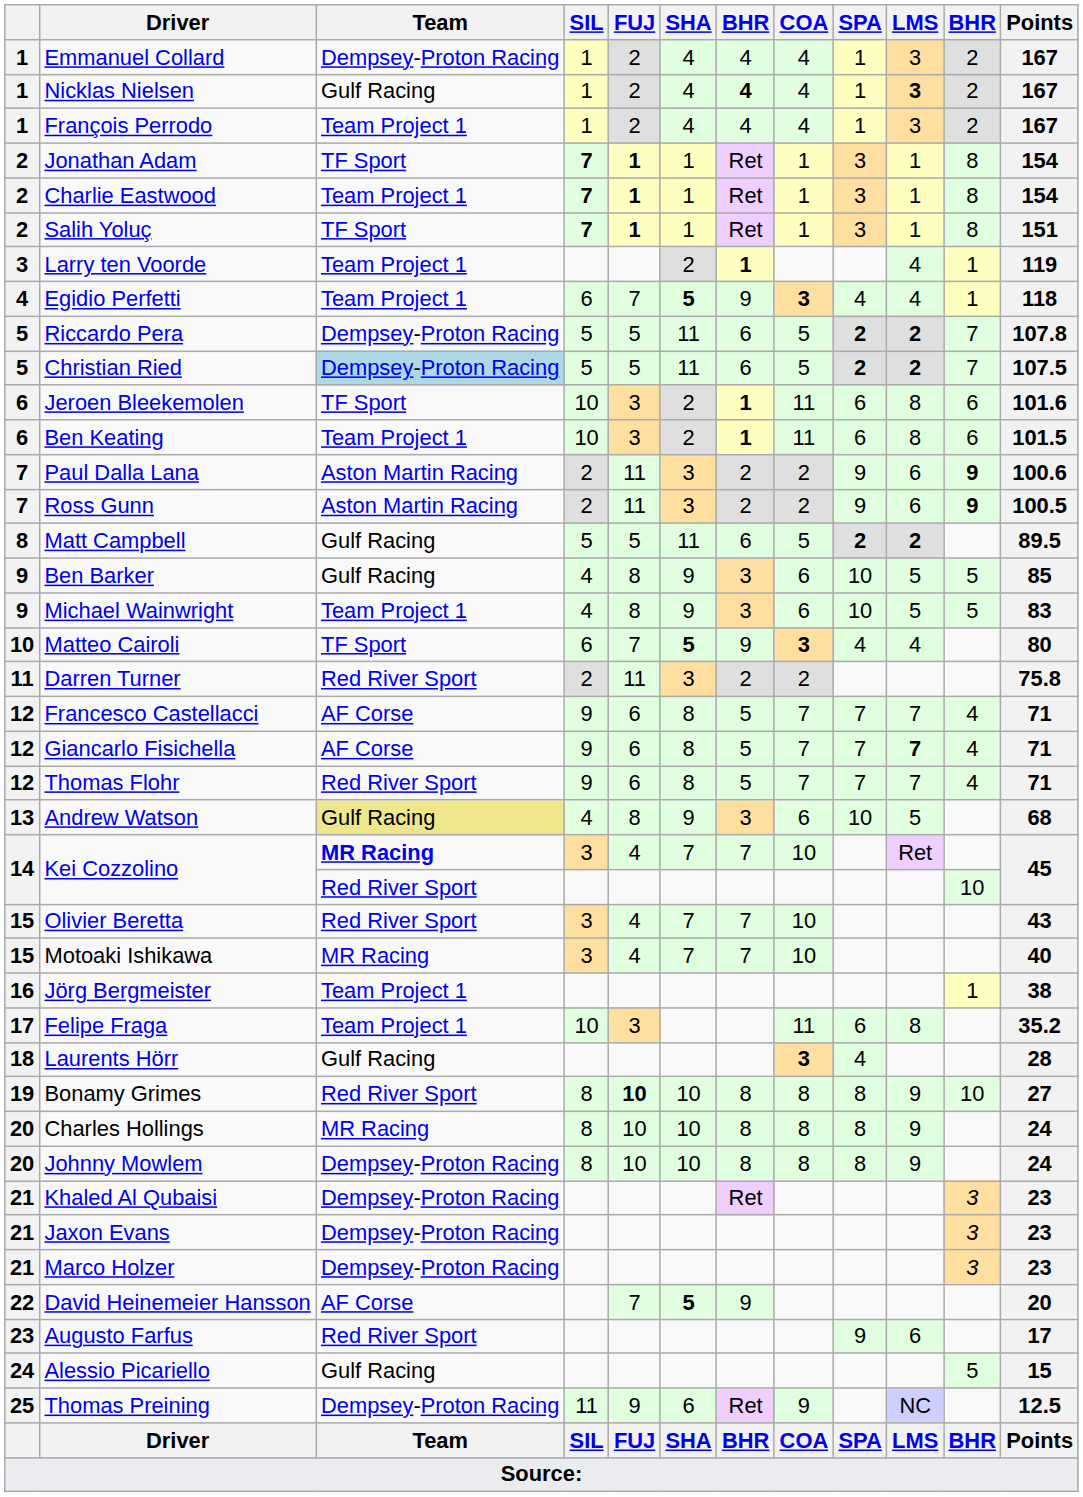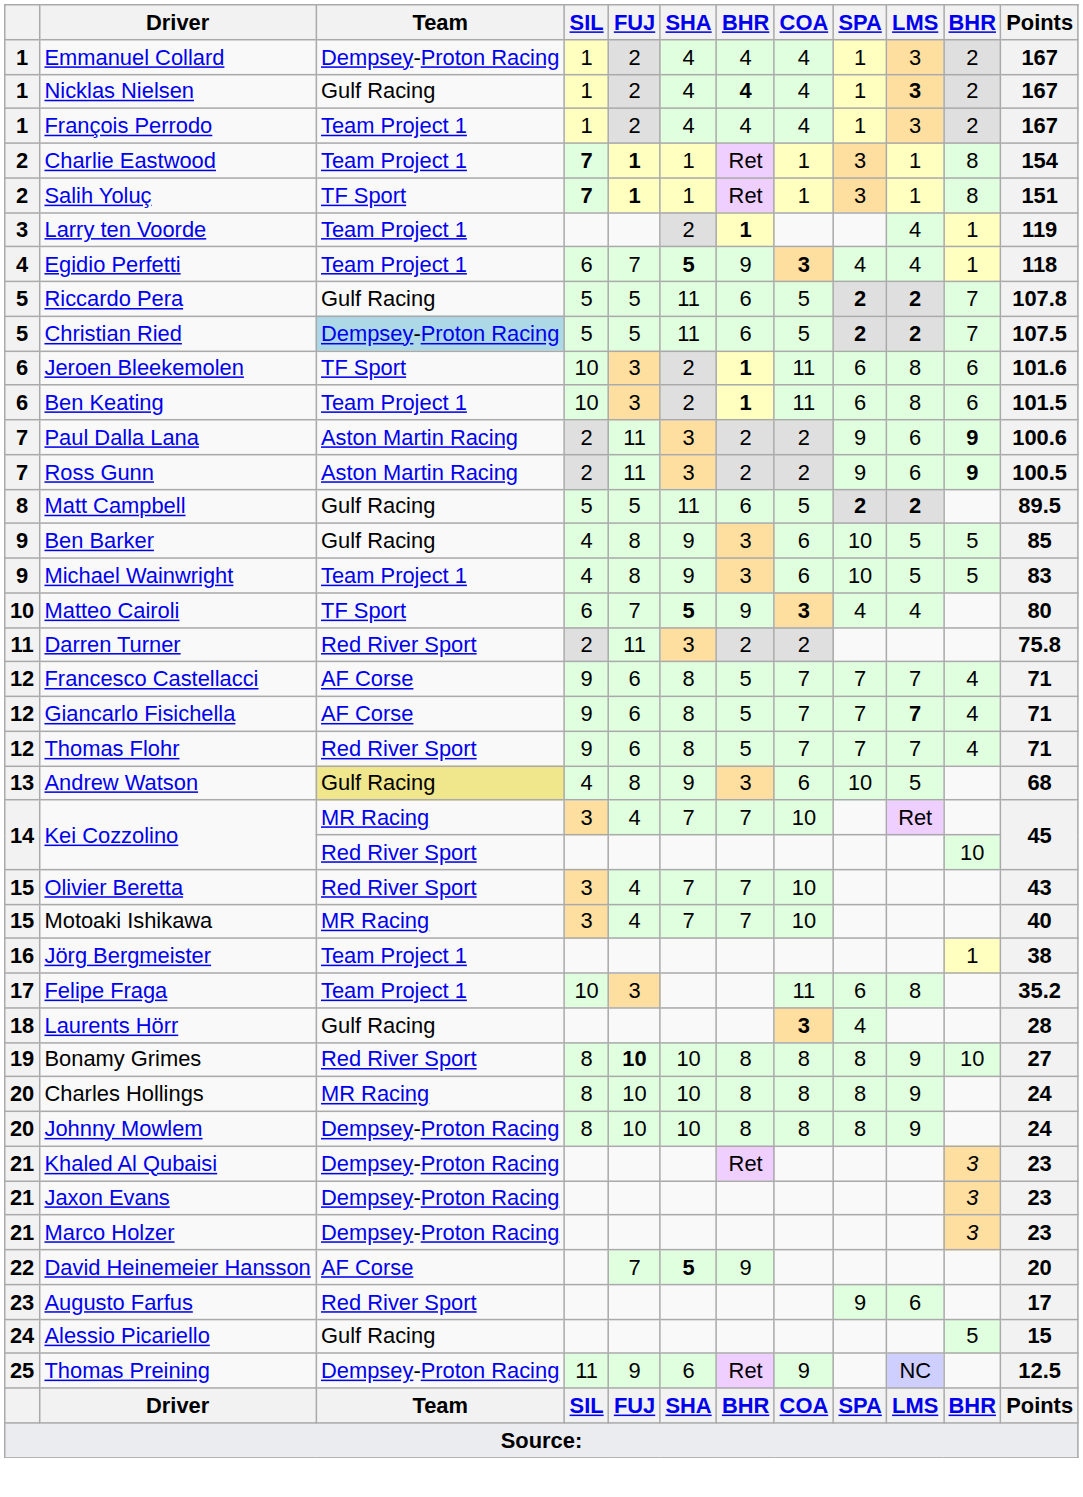- row: (121, 161)
(440, 334) Dempsey-Proton Racing -> (378, 299) Gulf Racing
(378, 852) bold -> (375, 818) normal
